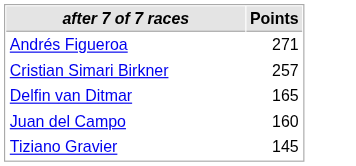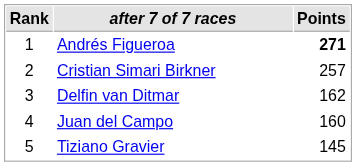+ column: (29, 18)
(285, 45) normal -> (332, 45) bold
(285, 96) 165 -> (332, 96) 162
